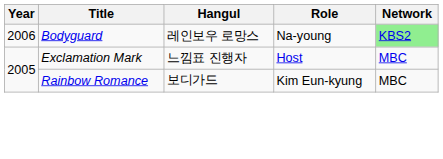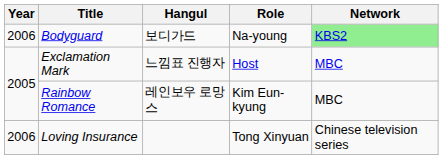(213, 35) 레인보우 로망스 -> (171, 35) 보디가드
(192, 80) 보디가드 -> (185, 100) 레인보우 로망스
+ row: (89, 137)
